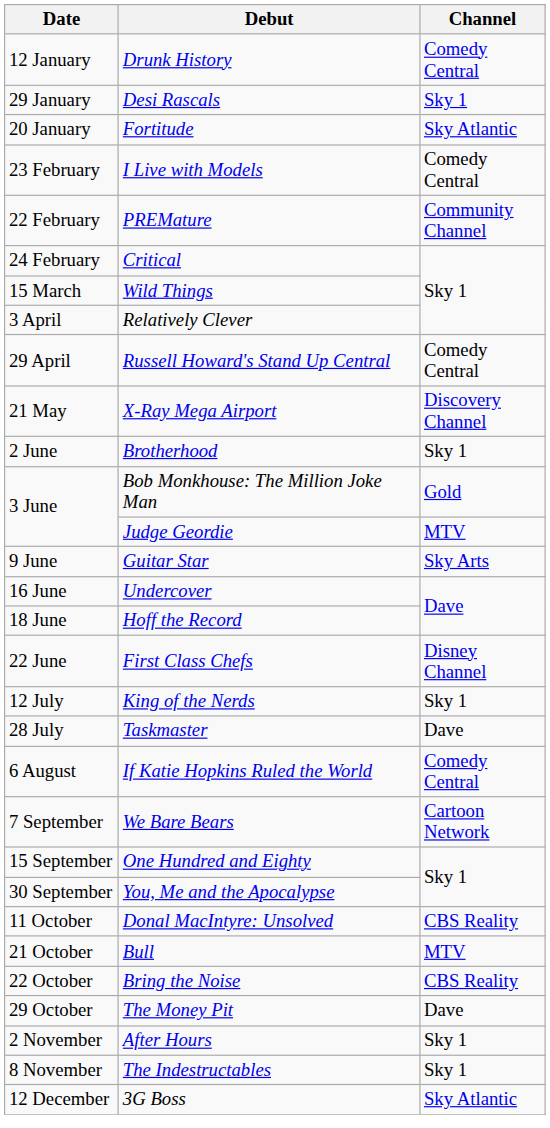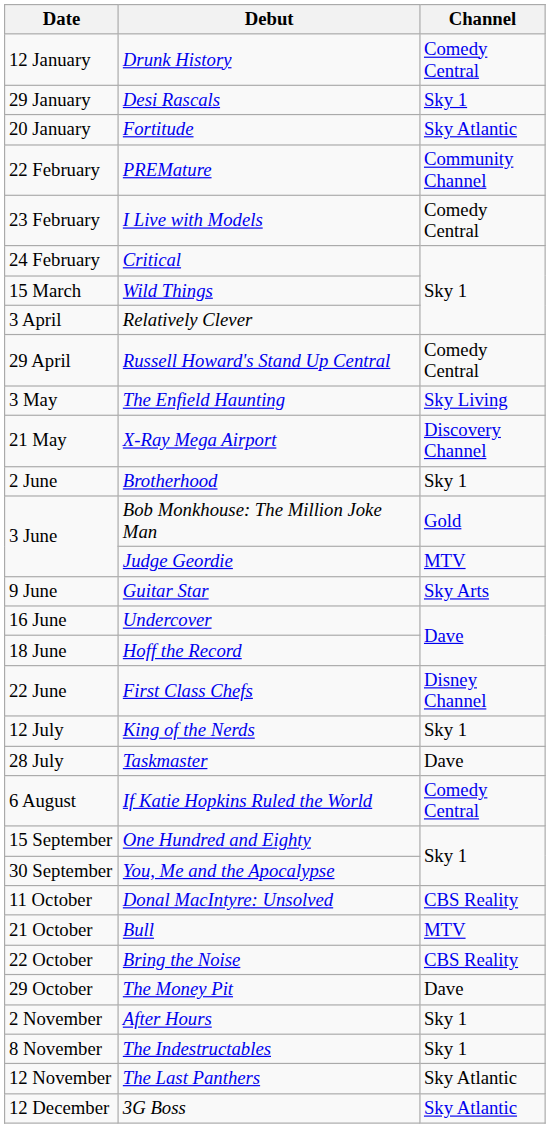rows swapped: (167, 220) <-> (193, 169)
+ row: (204, 400)
- row: (178, 821)
+ row: (191, 1078)
